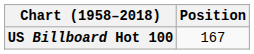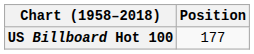(213, 38) 167 -> (213, 38) 177
